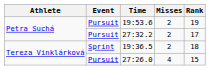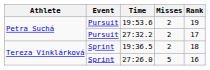(103, 59) Pursuit -> (101, 59) Sprint
(169, 59) 4 -> (169, 59) 5
(195, 59) 15 -> (195, 59) 16
